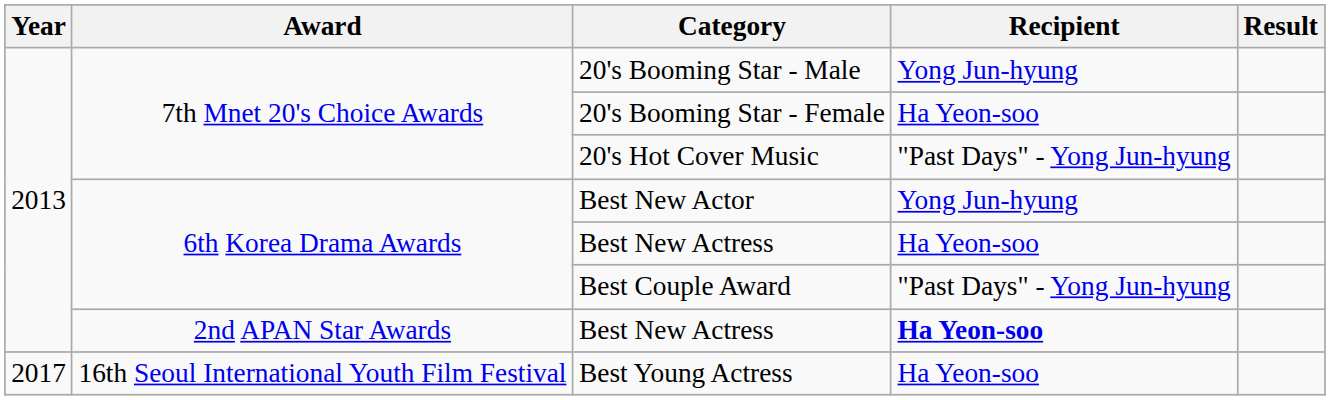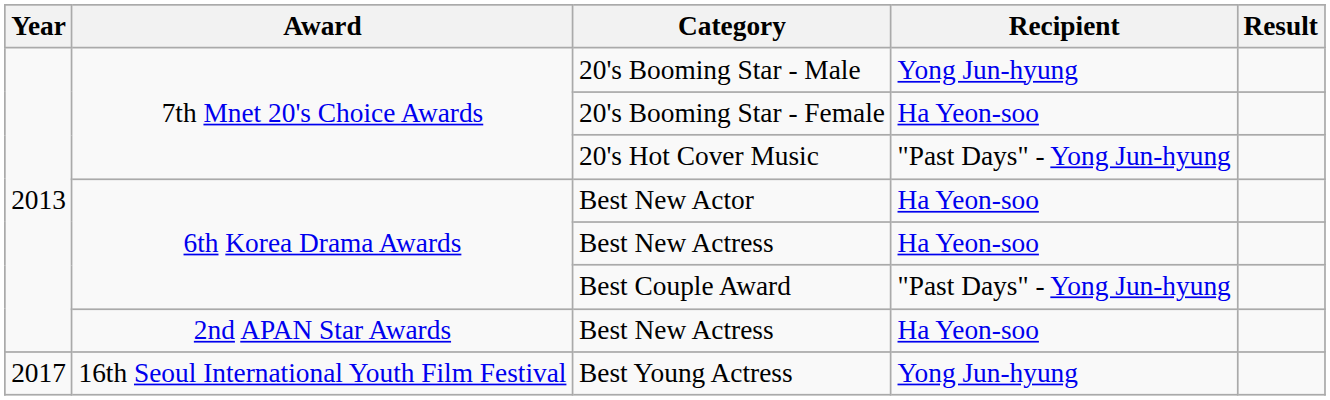(988, 199) Yong Jun-hyung -> (968, 199) Ha Yeon-soo
(970, 329) bold -> (968, 329) normal
(968, 373) Ha Yeon-soo -> (988, 373) Yong Jun-hyung
